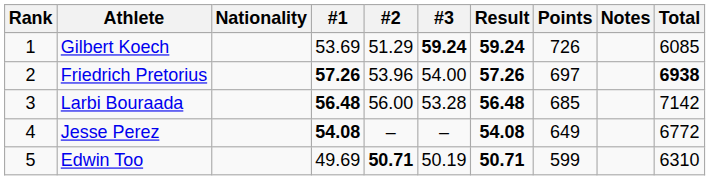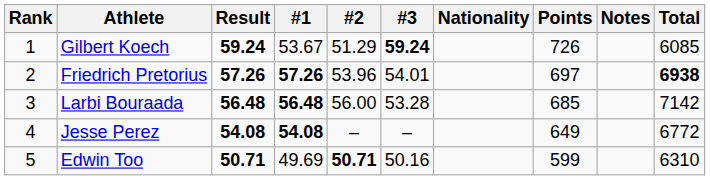columns swapped: (261, 18) <-> (502, 18)
(338, 47) 53.69 -> (301, 47) 53.67
(444, 75) 54.00 -> (407, 75) 54.01
(444, 160) 50.19 -> (407, 160) 50.16
